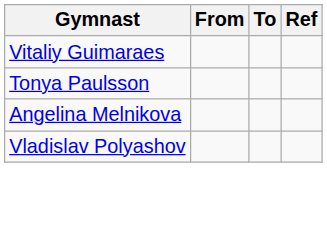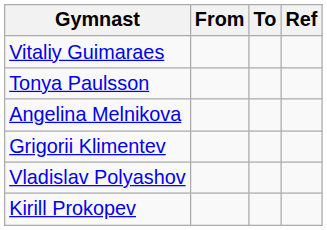+ row: (87, 146)
+ row: (73, 209)
